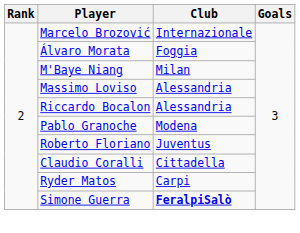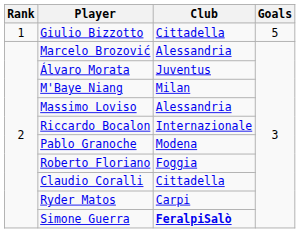+ row: (92, 32)
(204, 32) Internazionale -> (194, 51) Alessandria
(176, 51) Foggia -> (183, 70) Juventus
(194, 107) Alessandria -> (204, 126) Internazionale
(183, 144) Juventus -> (176, 163) Foggia
